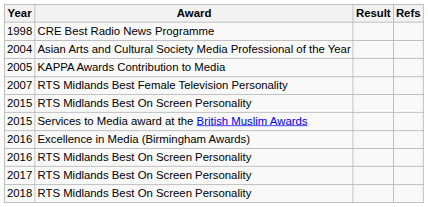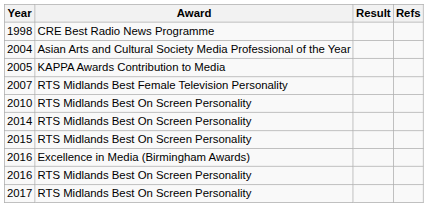+ row: (20, 103)
+ row: (20, 121)
- row: (20, 121)
- row: (20, 193)
